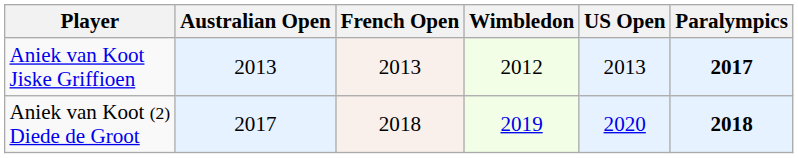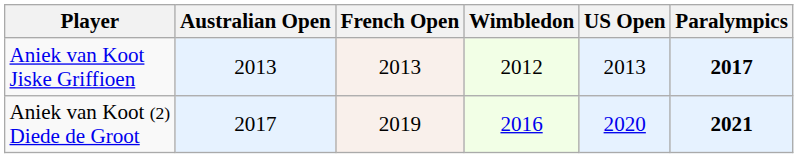(400, 123) 2018 -> (400, 123) 2019
(522, 123) 2019 -> (522, 123) 2016
(732, 123) 2018 -> (732, 123) 2021
